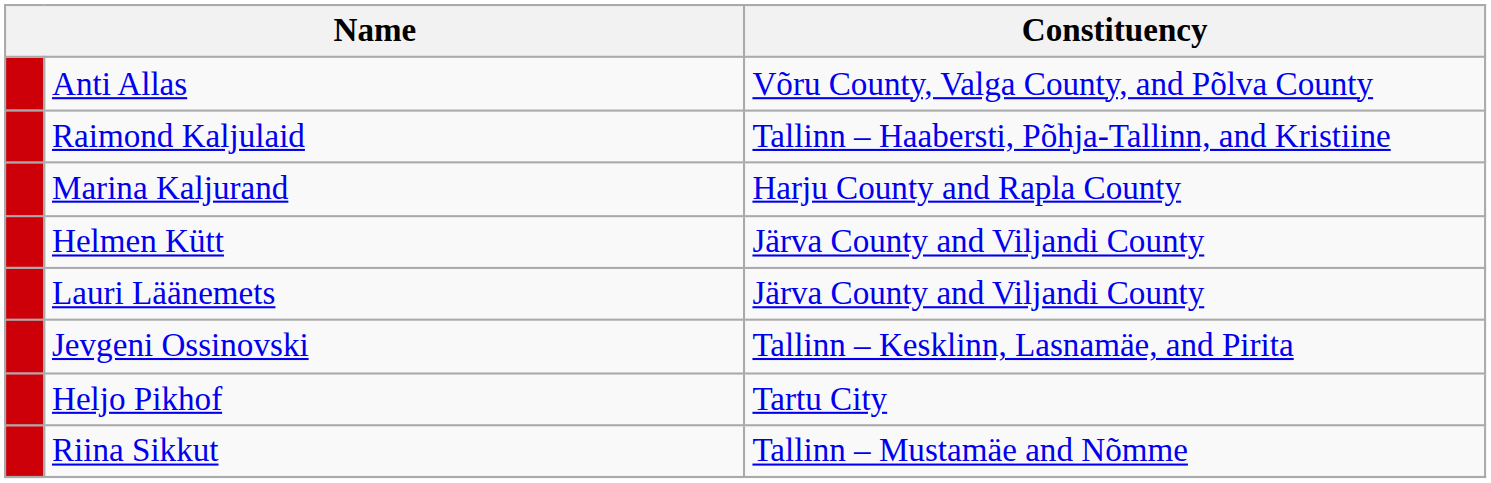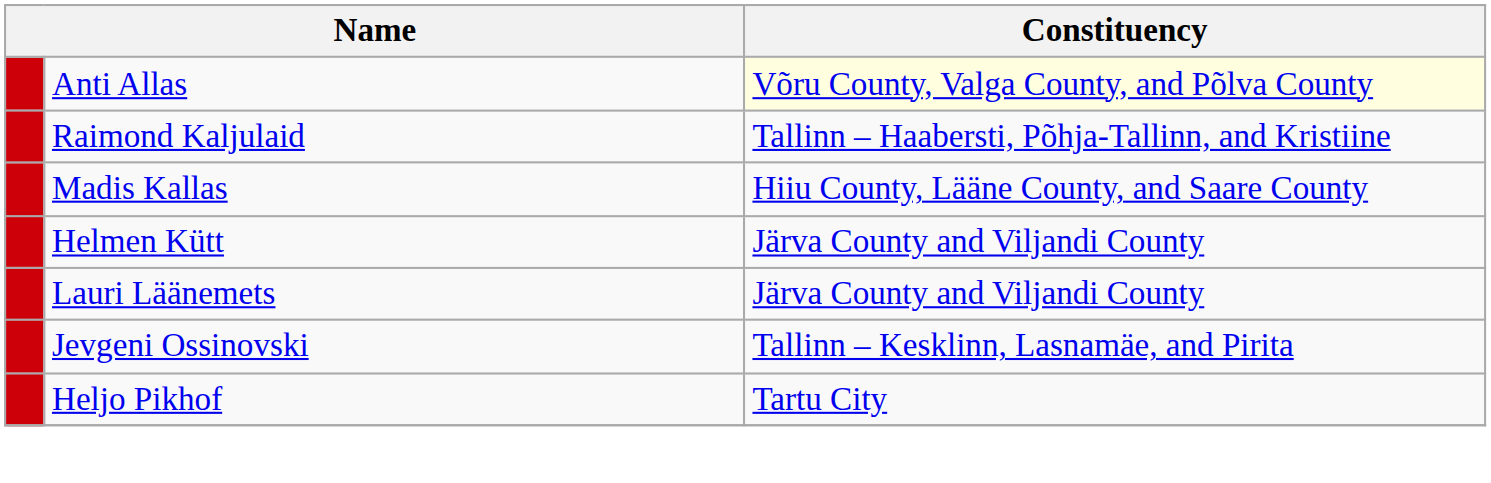(1063, 83) no background -> (1063, 83) lightyellow background
- row: (170, 188)
+ row: (140, 188)
- row: (135, 450)
